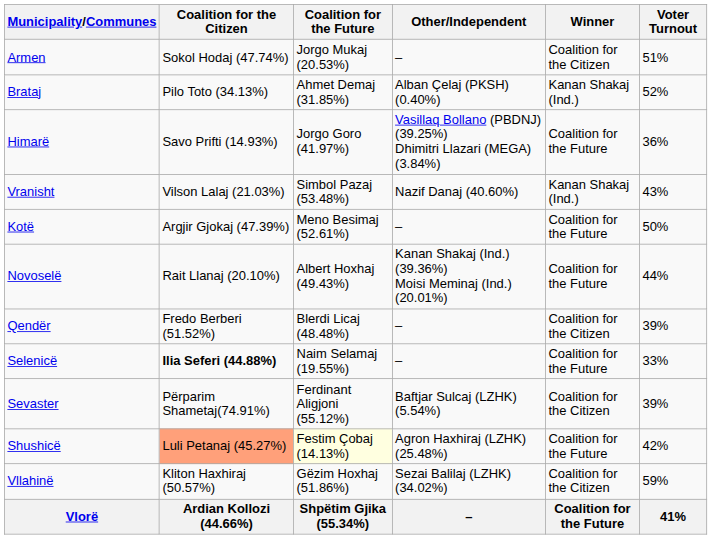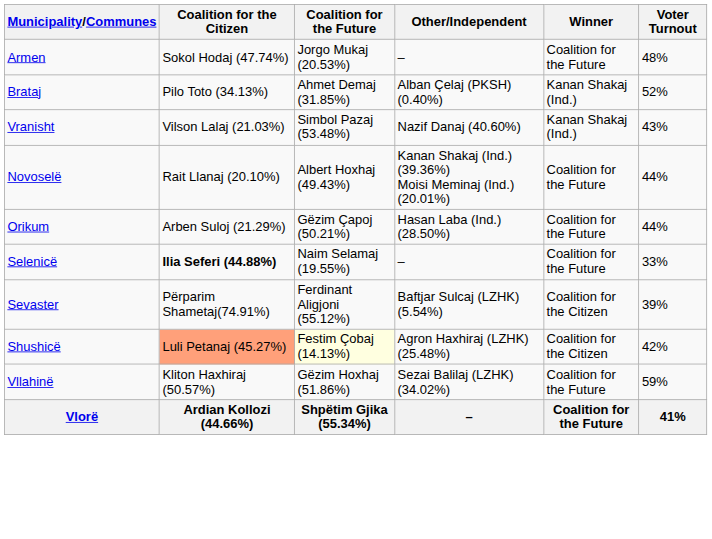(583, 57) Coalition for the Citizen -> (581, 57) Coalition for the Future
(655, 57) 51% -> (655, 57) 48%
- row: (28, 142)
- row: (21, 226)
+ row: (28, 226)
- row: (29, 326)
(583, 446) Coalition for the Future -> (581, 346) Coalition for the Citizen
(583, 481) Coalition for the Citizen -> (581, 382) Coalition for the Future
